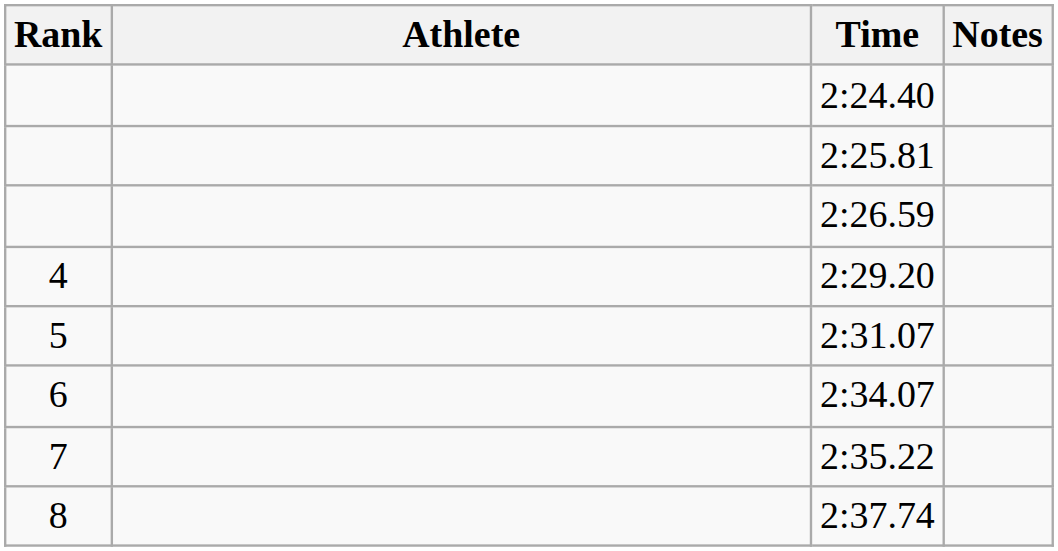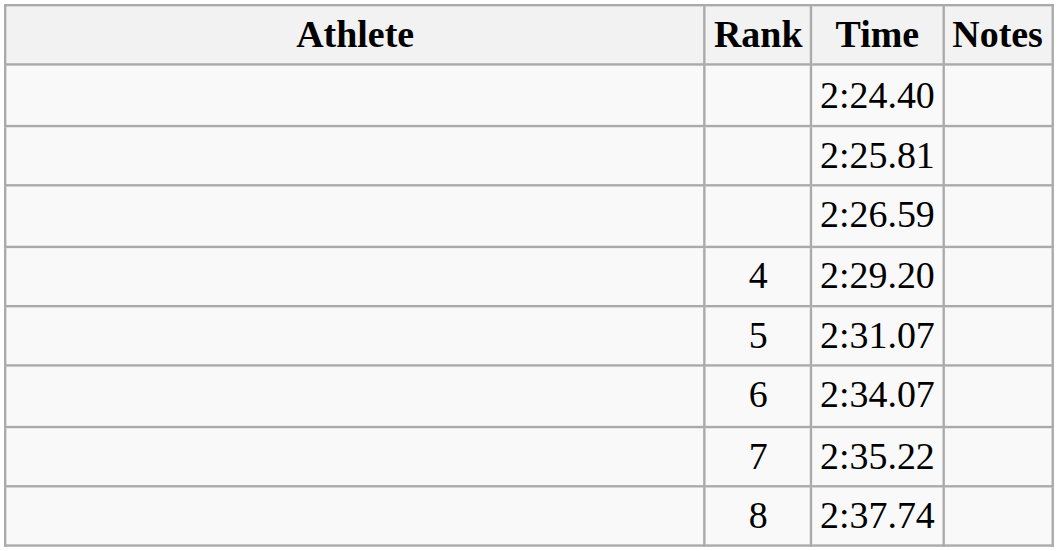columns swapped: (58, 34) <-> (461, 34)
